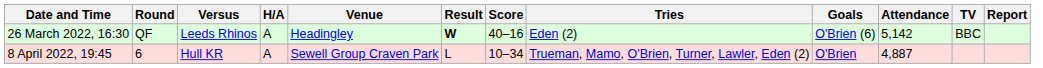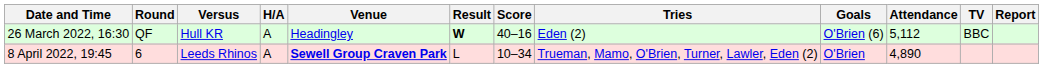(219, 34) Leeds Rhinos -> (202, 34) Hull KR
(897, 34) 5,142 -> (905, 34) 5,112
(202, 53) Hull KR -> (219, 53) Leeds Rhinos
(364, 53) normal -> (369, 53) bold
(897, 53) 4,887 -> (905, 53) 4,890
